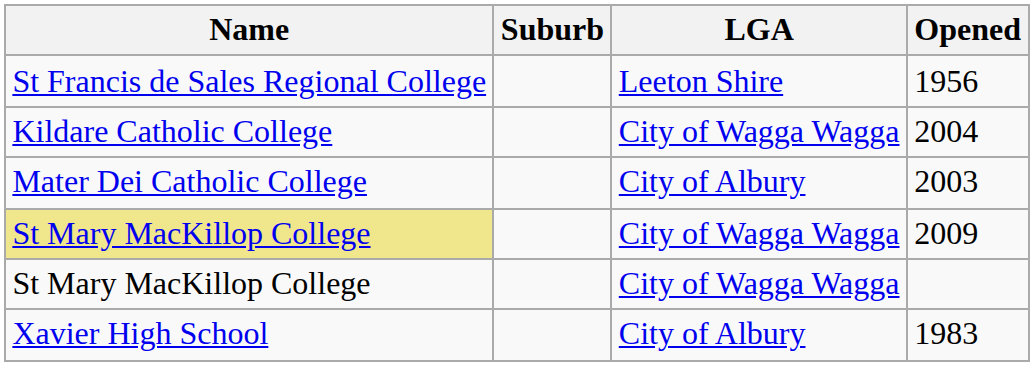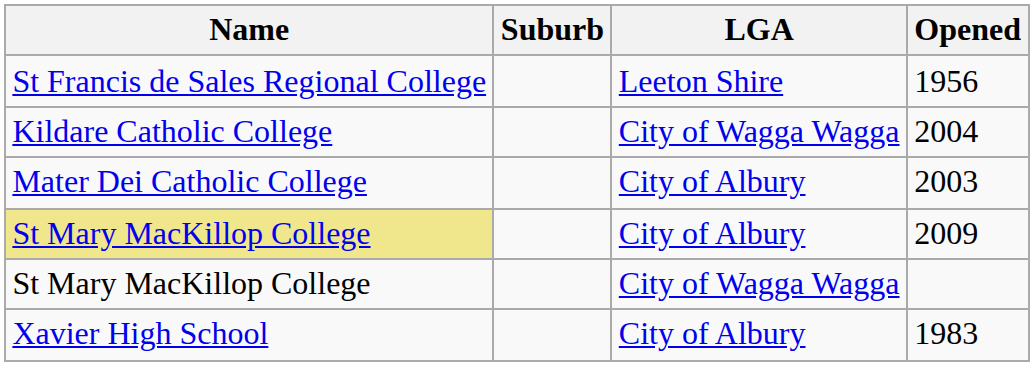(759, 232) City of Wagga Wagga -> (712, 232) City of Albury
